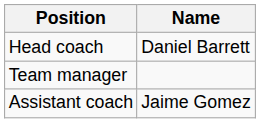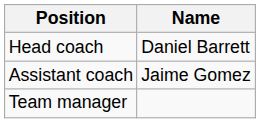rows swapped: (68, 74) <-> (71, 103)
